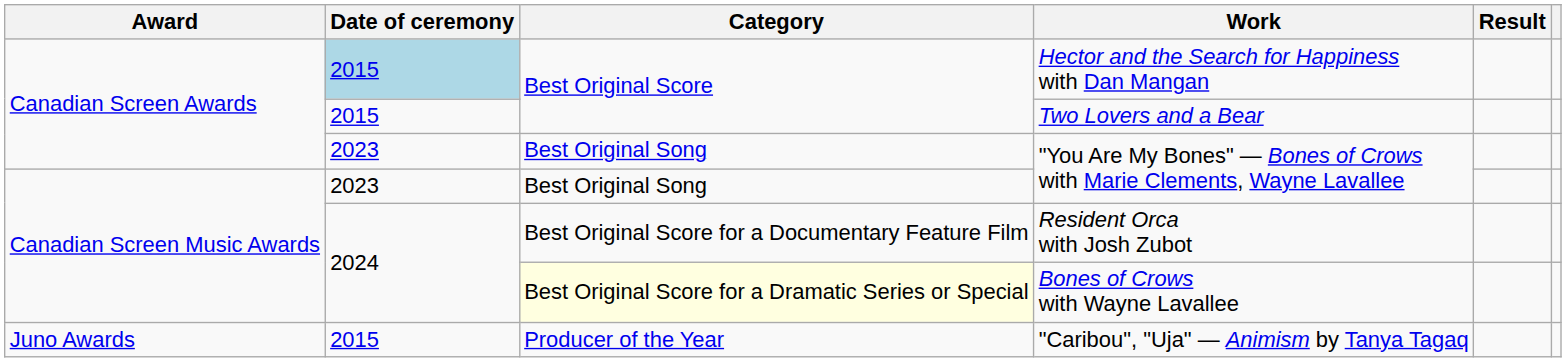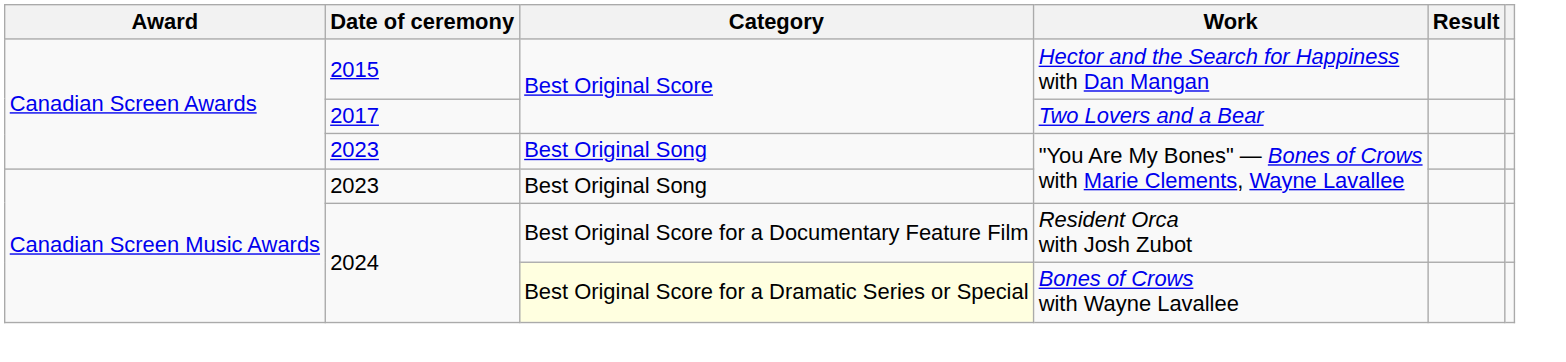(355, 68) lightblue background -> (355, 68) no background
(355, 116) 2015 -> (355, 116) 2017
- row: (72, 339)
